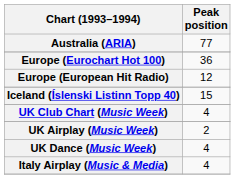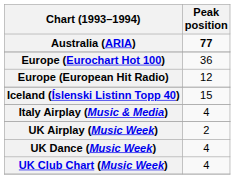(206, 43) normal -> (206, 43) bold
rows swapped: (93, 165) <-> (93, 113)
